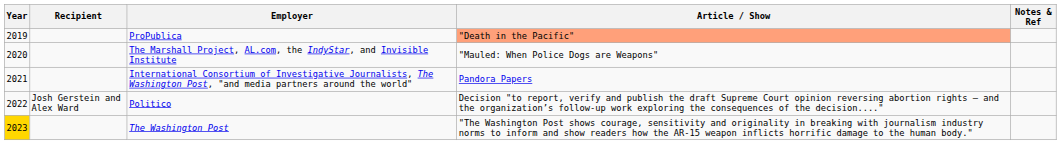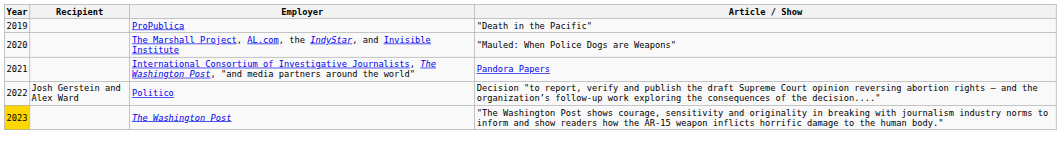- column: (1033, 16)
(517, 36) lightsalmon background -> (534, 26) no background
